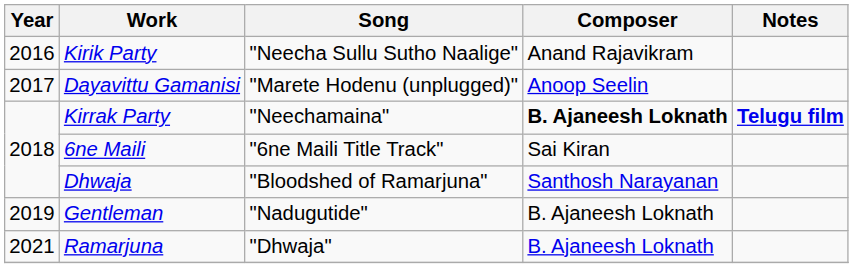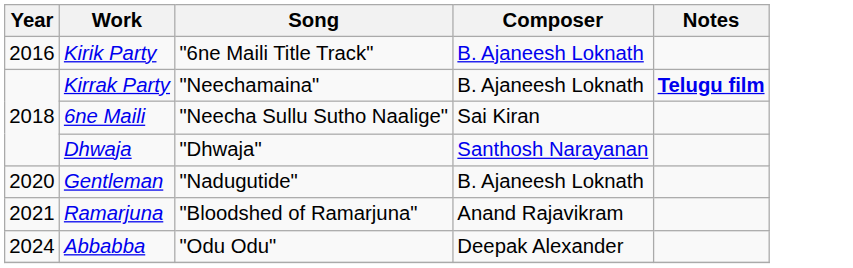(384, 52) "Neecha Sullu Sutho Naalige" -> (276, 52) "6ne Maili Title Track"
(610, 52) Anand Rajavikram -> (551, 52) B. Ajaneesh Loknath
- row: (152, 85)
(628, 117) bold -> (551, 85) normal
(346, 149) "6ne Maili Title Track" -> (314, 117) "Neecha Sullu Sutho Naalige"
(368, 181) "Bloodshed of Ramarjuna" -> (220, 149) "Dhwaja"
(32, 213) 2019 -> (32, 181) 2020
(291, 246) "Dhwaja" -> (298, 213) "Bloodshed of Ramarjuna"
(621, 246) B. Ajaneesh Loknath -> (540, 213) Anand Rajavikram
+ row: (105, 246)
